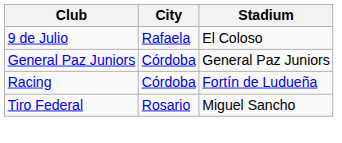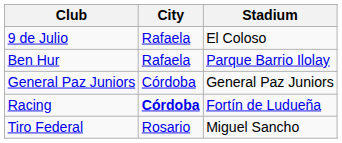+ row: (34, 60)
(169, 82) normal -> (171, 104) bold
